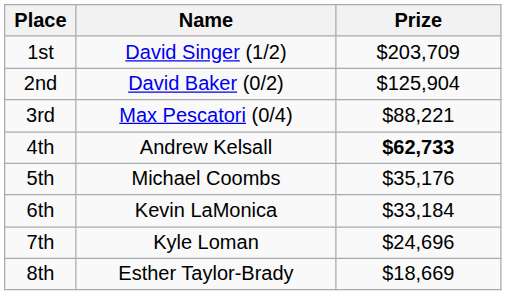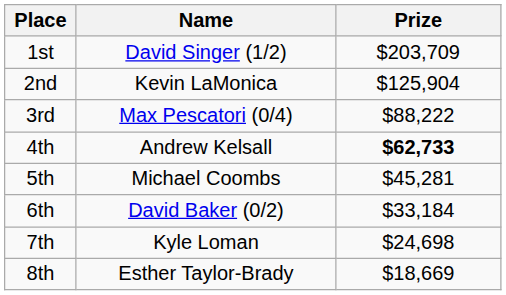(206, 83) David Baker (0/2) -> (206, 83) Kevin LaMonica
(418, 115) $88,221 -> (418, 115) $88,222
(418, 178) $35,176 -> (418, 178) $45,281
(206, 210) Kevin LaMonica -> (206, 210) David Baker (0/2)
(418, 242) $24,696 -> (418, 242) $24,698
